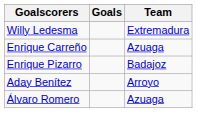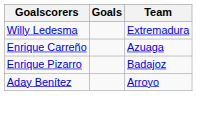- row: (43, 99)
